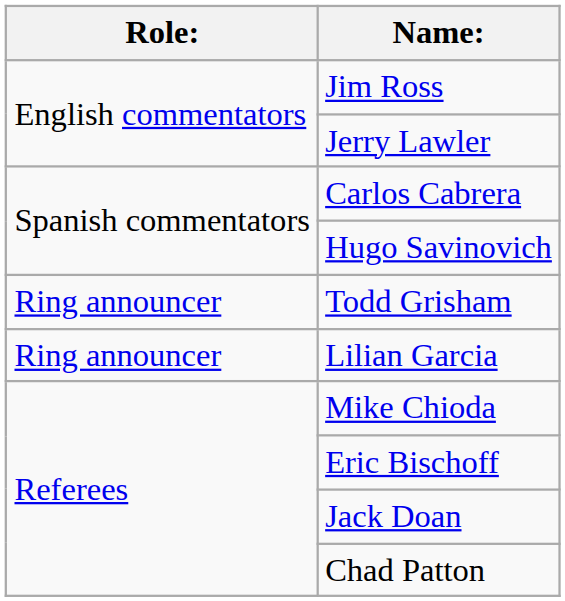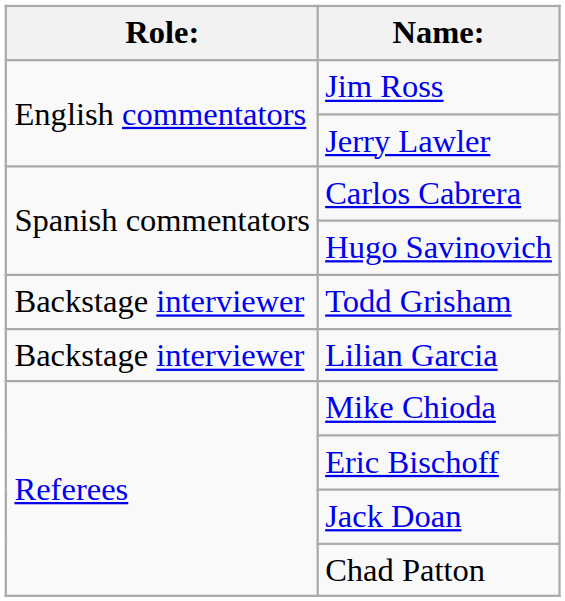(118, 300) Ring announcer -> (159, 300) Backstage interviewer
(118, 354) Ring announcer -> (159, 354) Backstage interviewer
